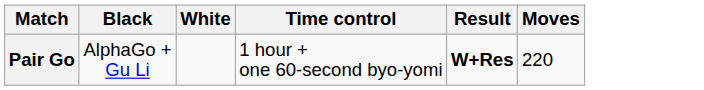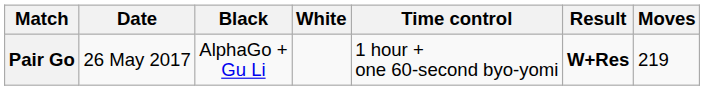+ column: (137, 19)
(538, 59) 220 -> (653, 59) 219
